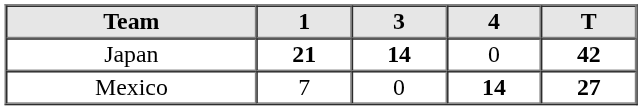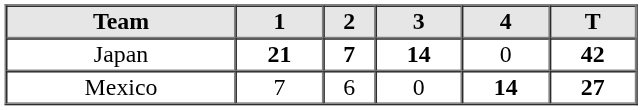+ column: (349, 21)
